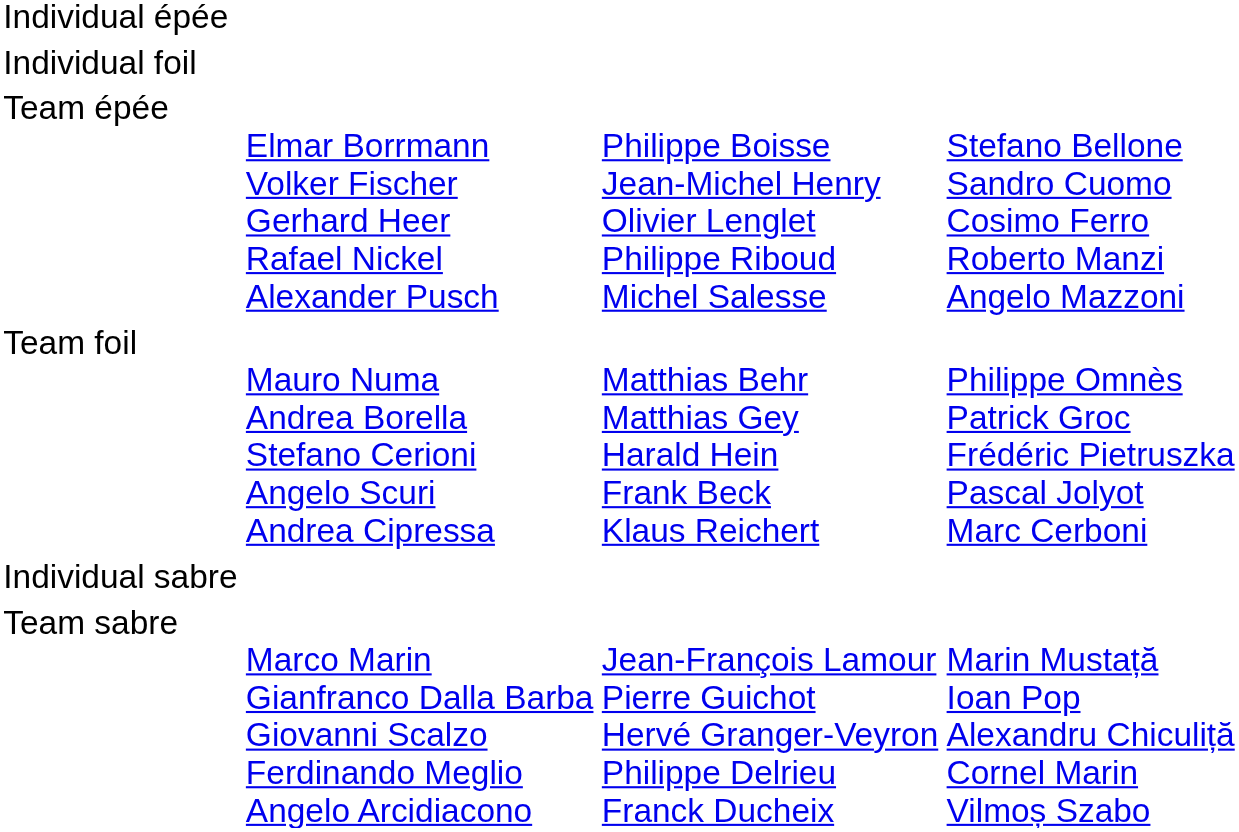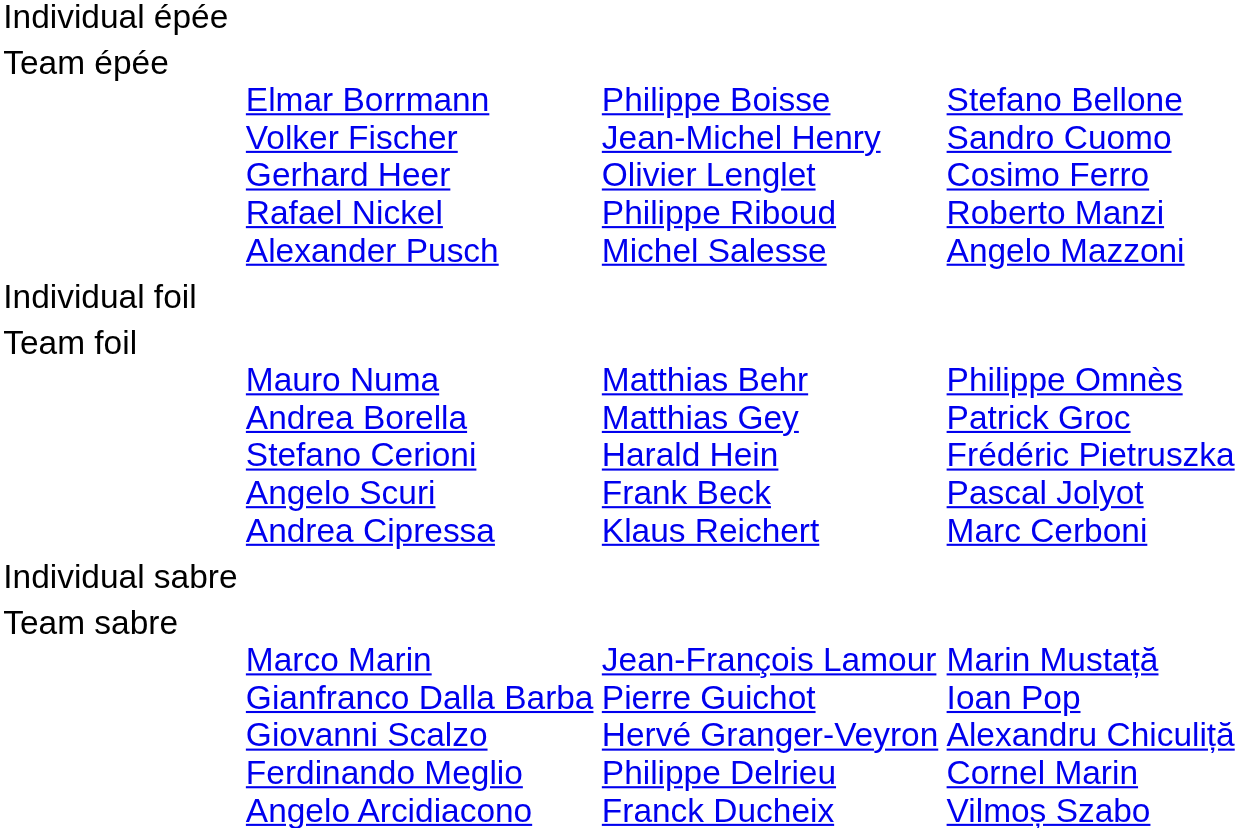rows swapped: (86, 108) <-> (100, 62)
